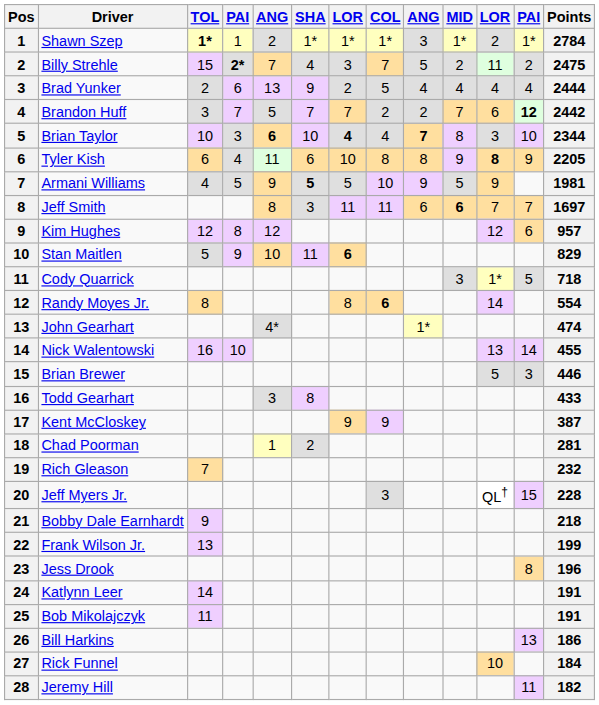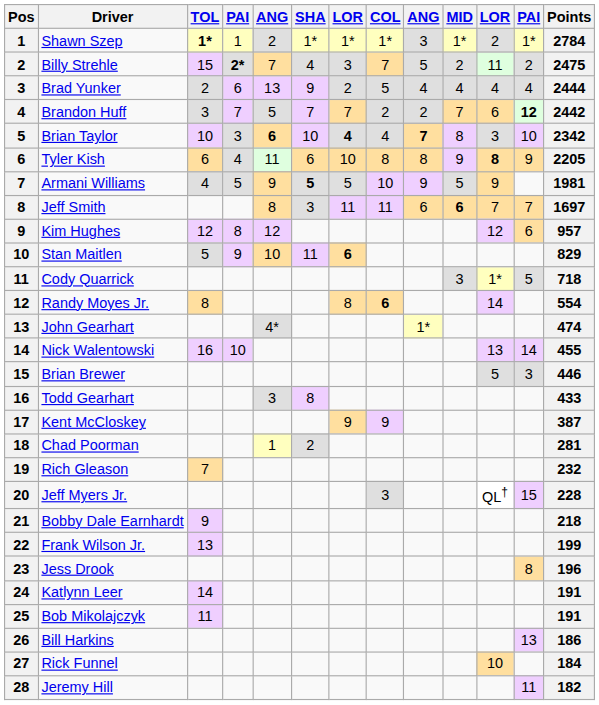(569, 135) 2344 -> (569, 135) 2342
